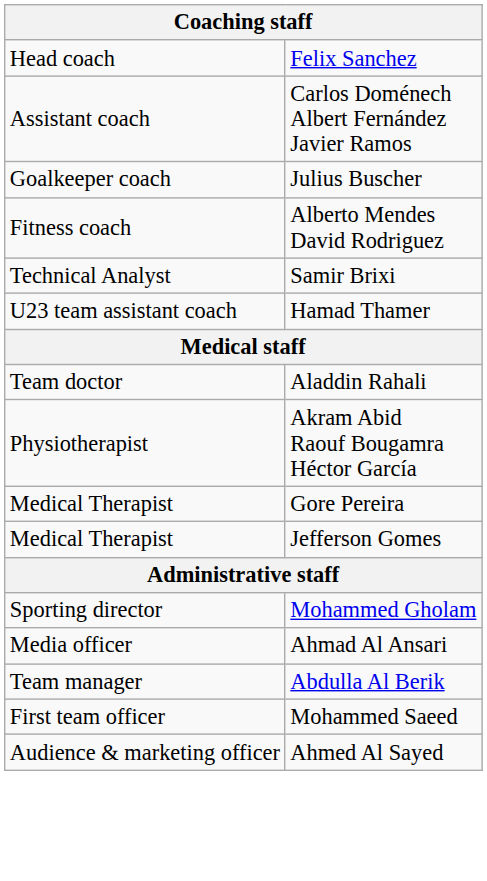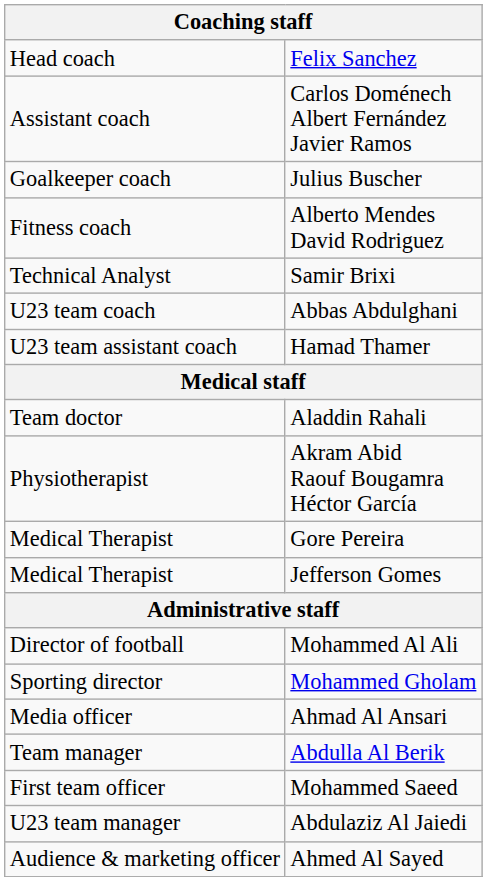+ row: (374, 311)
+ row: (374, 645)
+ row: (379, 823)
